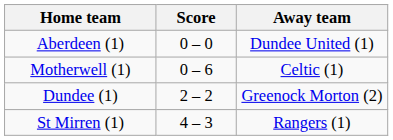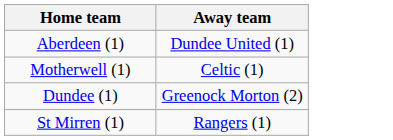- column: (196, 17)
